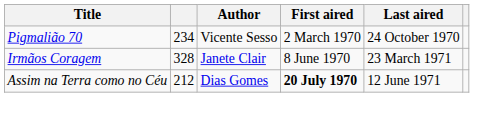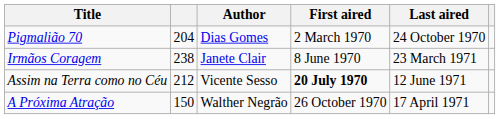(184, 37) 234 -> (184, 37) 204
(239, 37) Vicente Sesso -> (234, 37) Dias Gomes
(184, 59) 328 -> (184, 59) 238
(234, 80) Dias Gomes -> (239, 80) Vicente Sesso
+ row: (61, 102)
